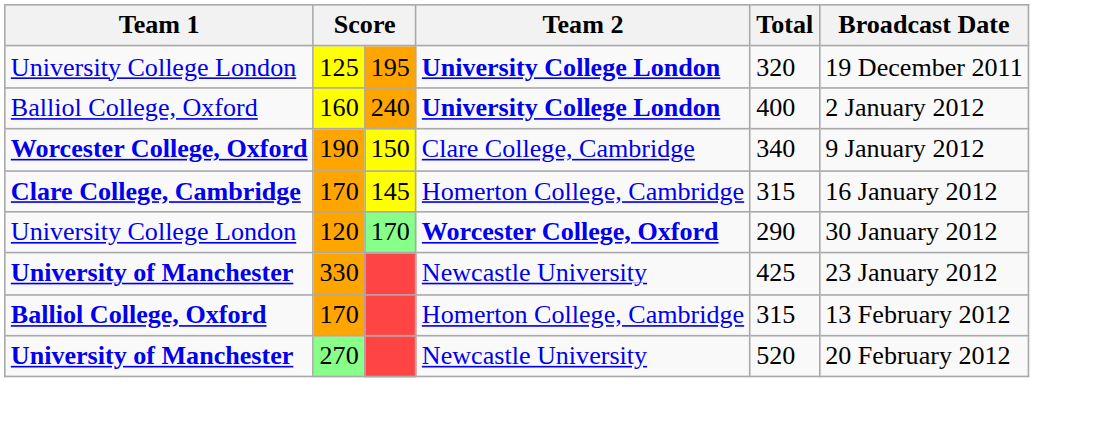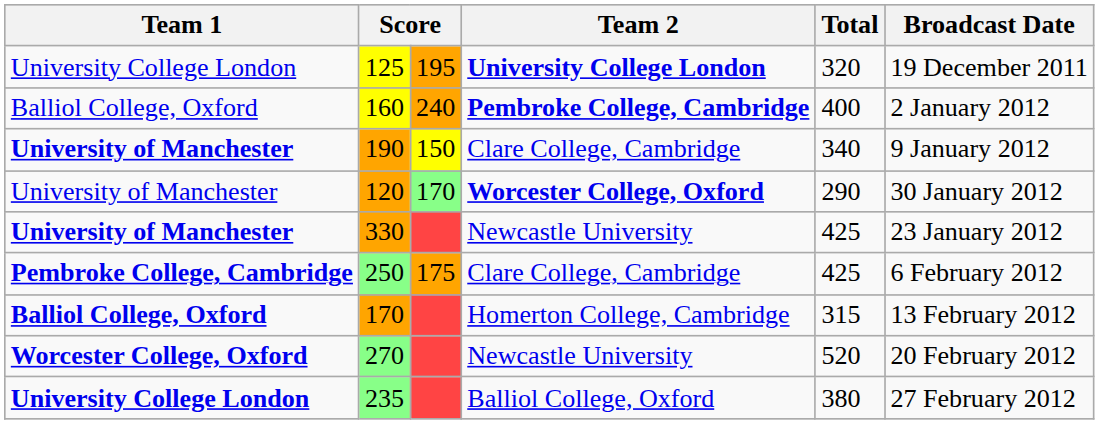(571, 107) University College London -> (638, 107) Pembroke College, Cambridge
(159, 149) Worcester College, Oxford -> (152, 149) University of Manchester
- row: (339, 190)
(154, 231) University College London -> (144, 190) University of Manchester
+ row: (385, 273)
(152, 356) University of Manchester -> (159, 356) Worcester College, Oxford
+ row: (385, 397)
